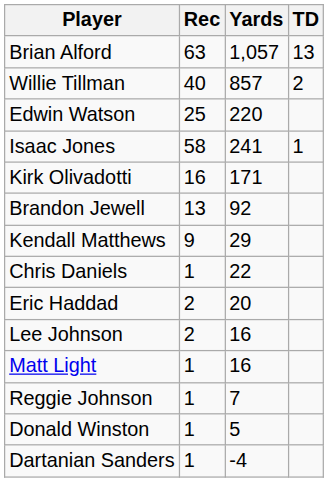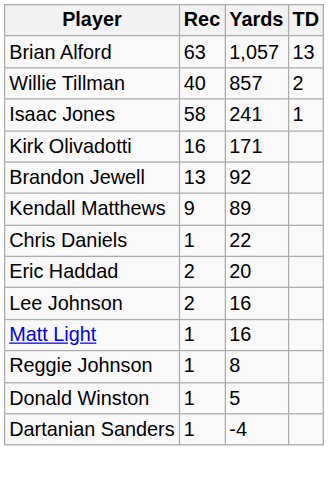- row: (72, 114)
(240, 240) 29 -> (240, 209) 89
(235, 397) 7 -> (235, 366) 8
